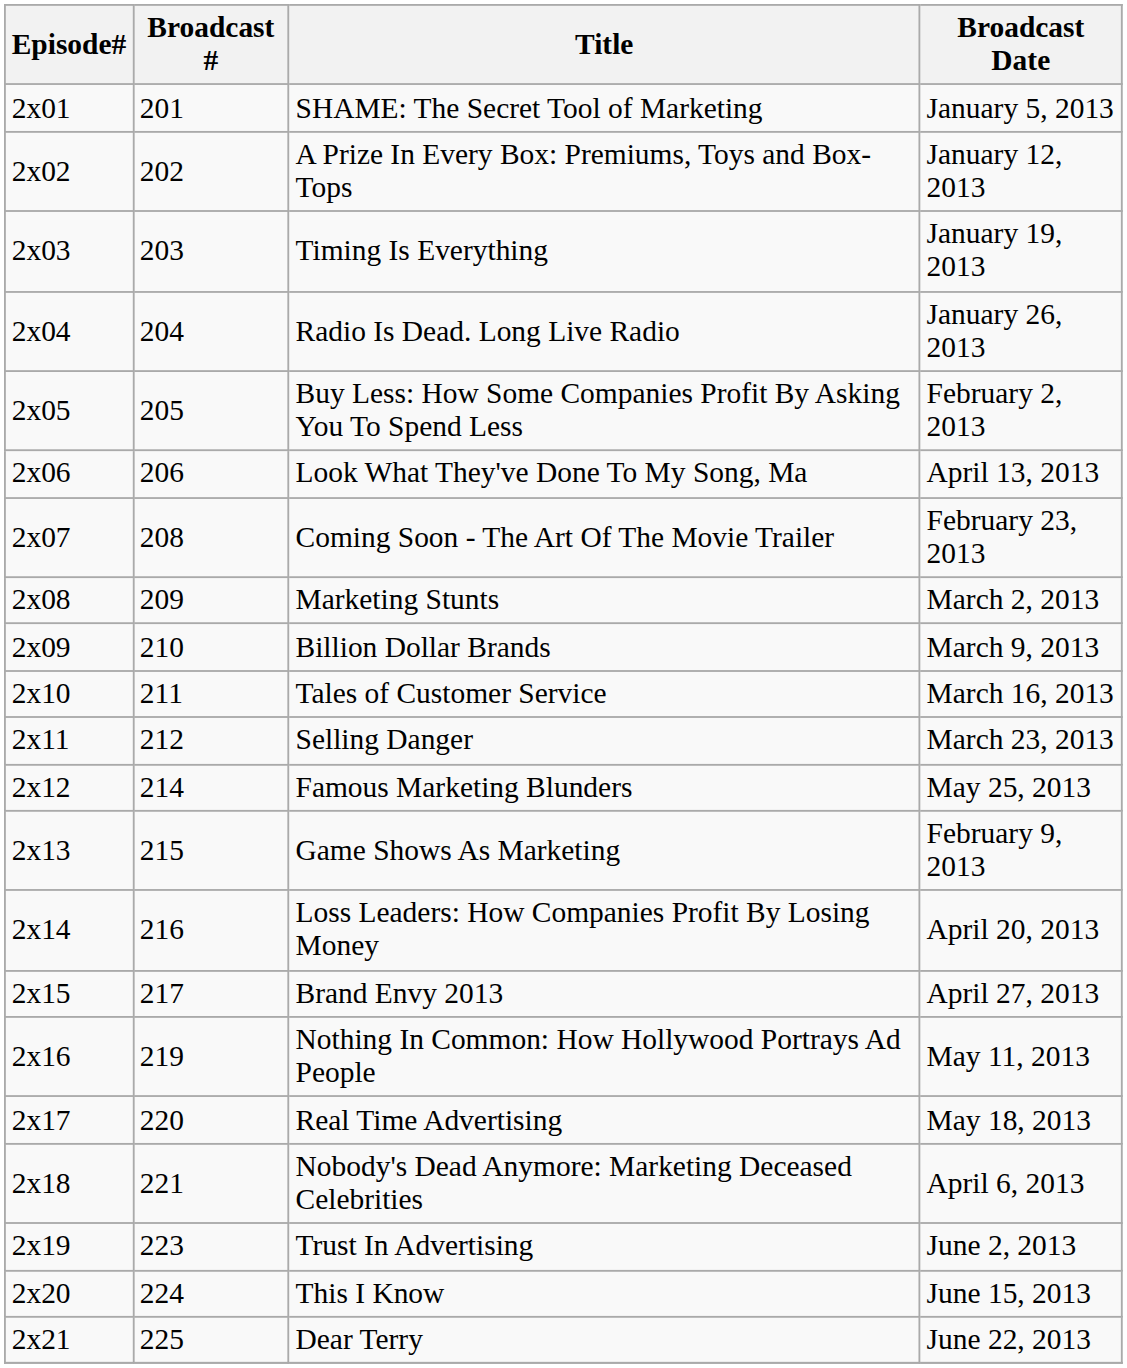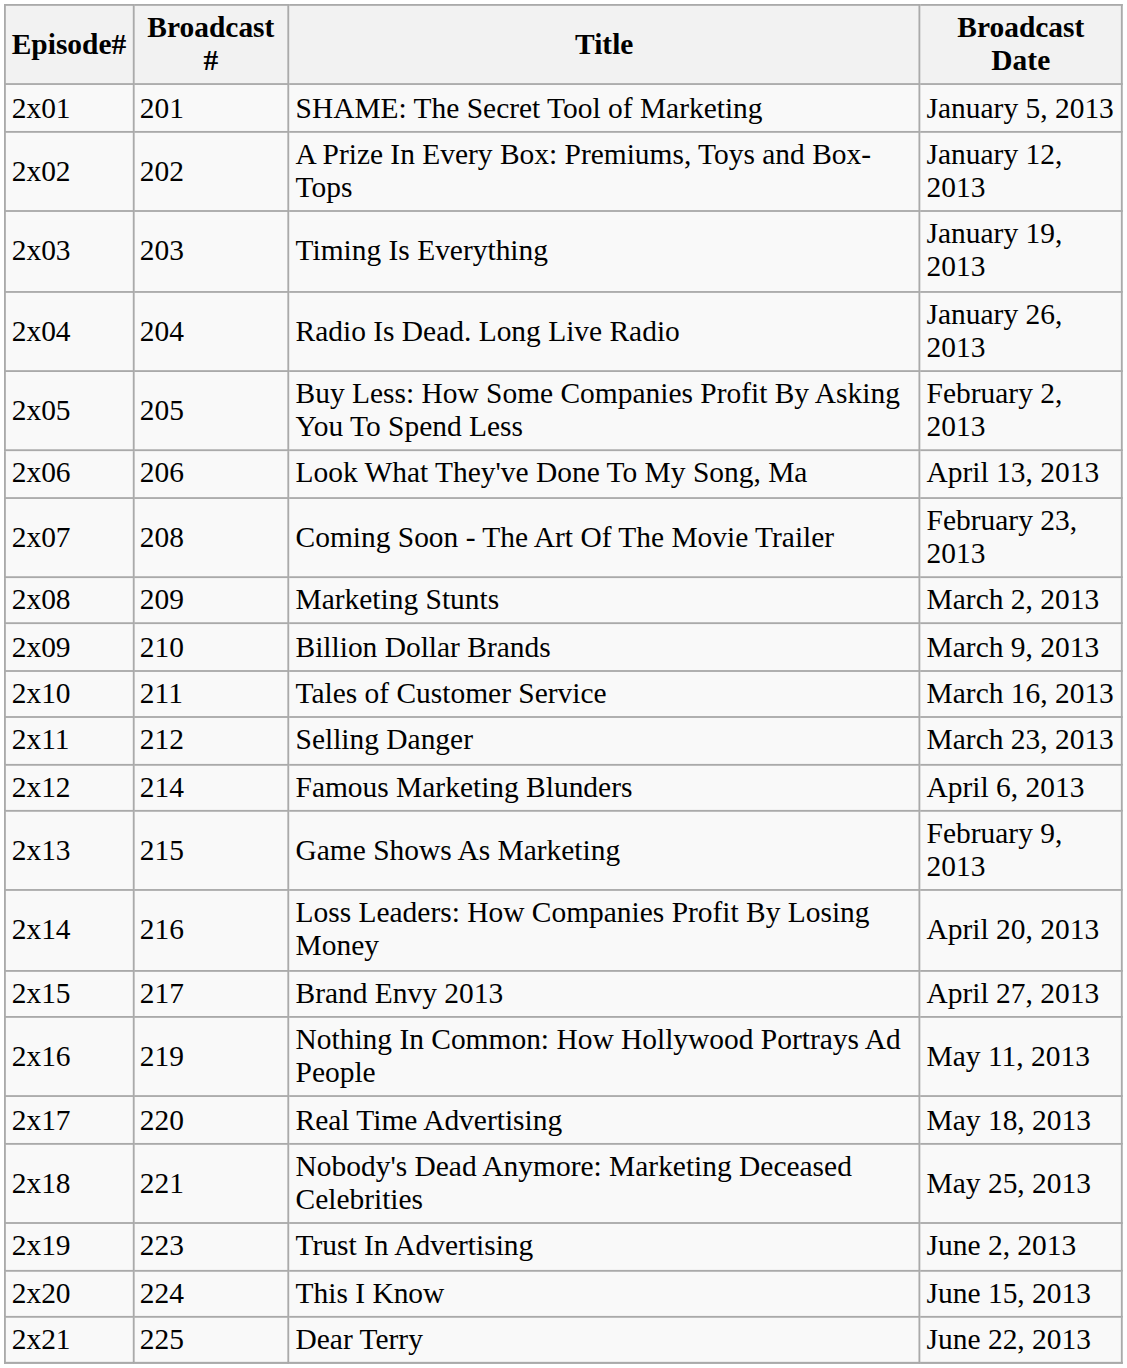(1009, 786) May 25, 2013 -> (1006, 786) April 6, 2013
(1006, 1182) April 6, 2013 -> (1009, 1182) May 25, 2013
